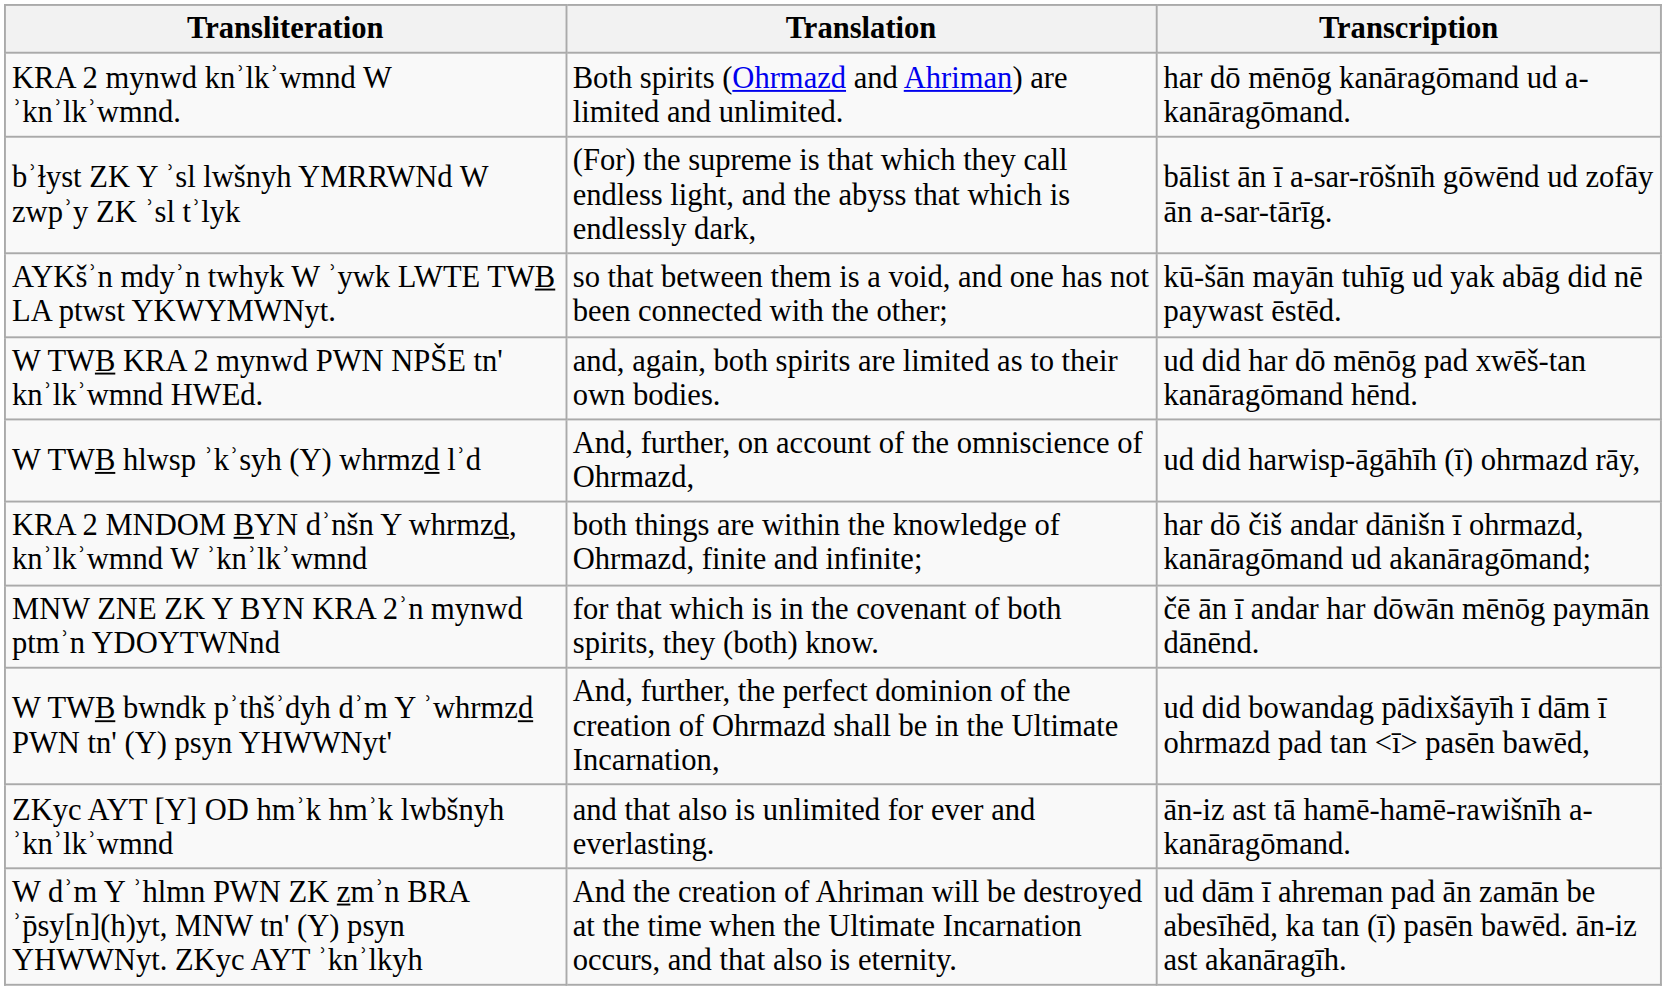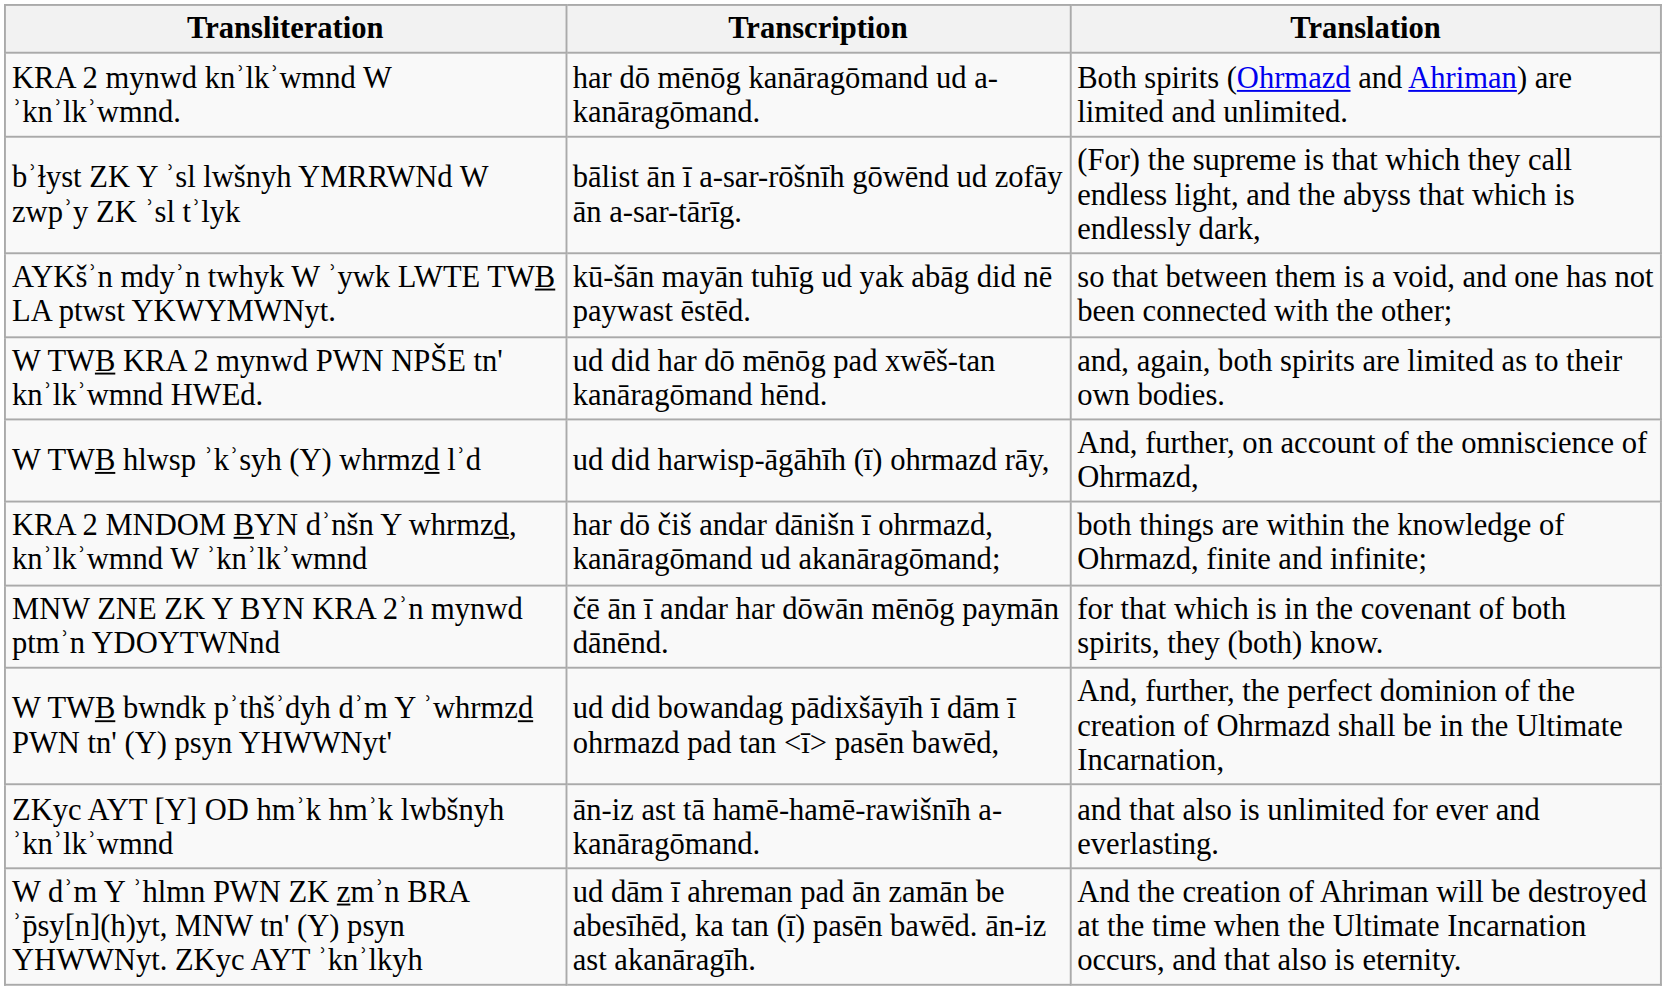columns swapped: (1409, 28) <-> (861, 28)
